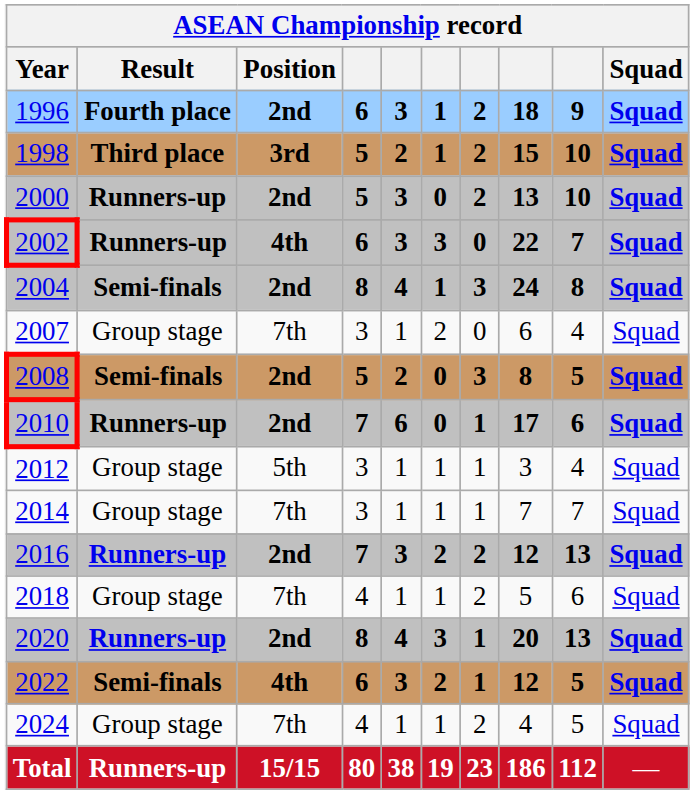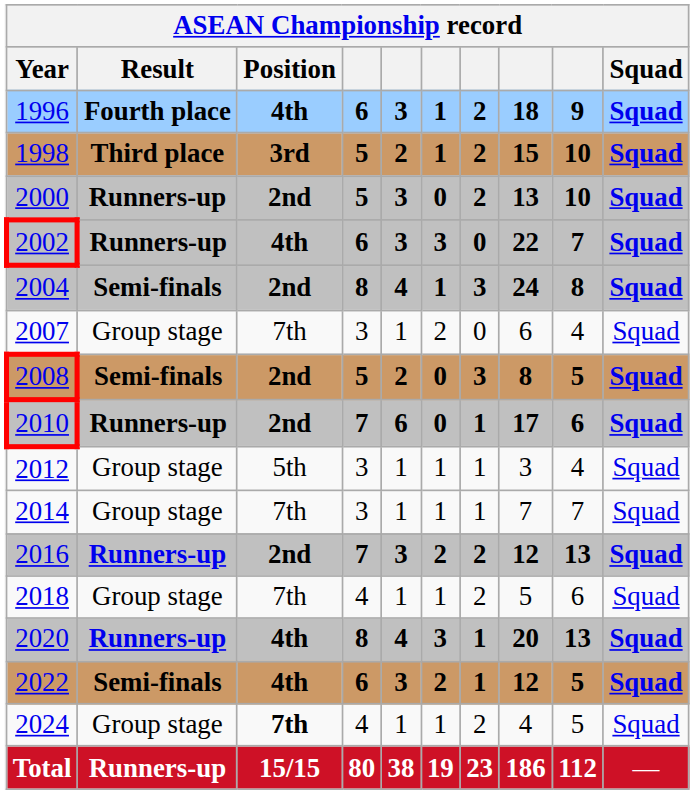(290, 111) 2nd -> (290, 111) 4th
(290, 639) 2nd -> (290, 639) 4th
(290, 724) normal -> (290, 724) bold
